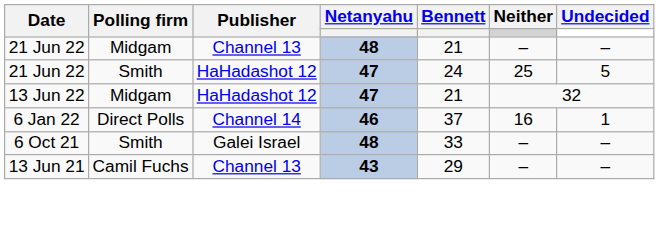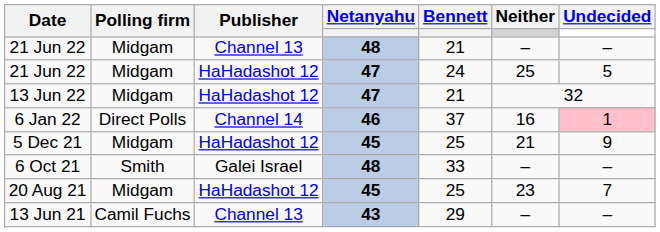(141, 72) Smith -> (143, 72) Midgam
(605, 119) no background -> (607, 119) pink background
+ row: (48, 143)
+ row: (48, 190)
